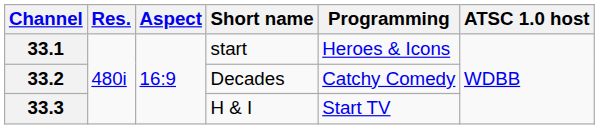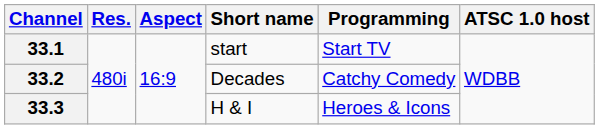(386, 49) Heroes & Icons -> (356, 49) Start TV
(356, 108) Start TV -> (386, 108) Heroes & Icons
